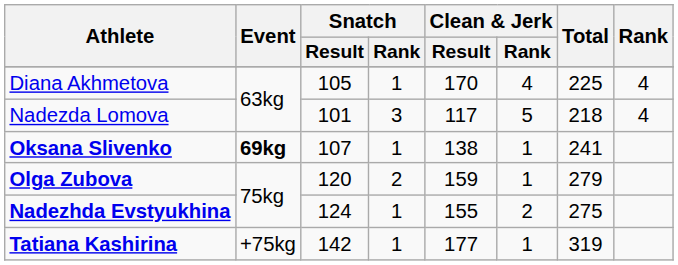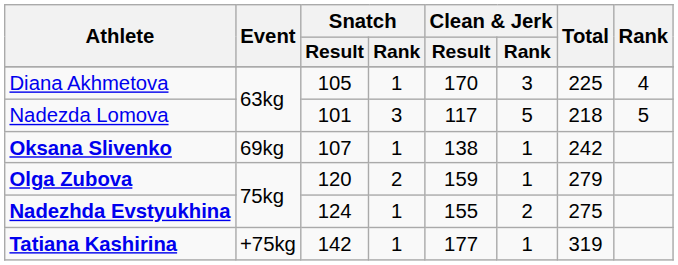(527, 83) 4 -> (527, 83) 3
(643, 116) 4 -> (643, 116) 5
(263, 148) bold -> (262, 148) normal
(586, 148) 241 -> (586, 148) 242
